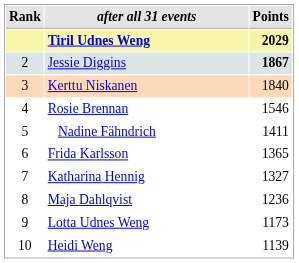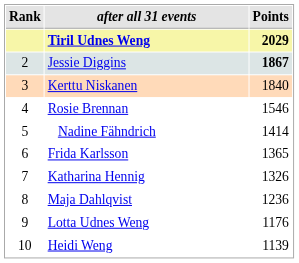(276, 131) 1411 -> (275, 131) 1414
(275, 177) 1327 -> (275, 177) 1326
(276, 222) 1173 -> (276, 222) 1176
